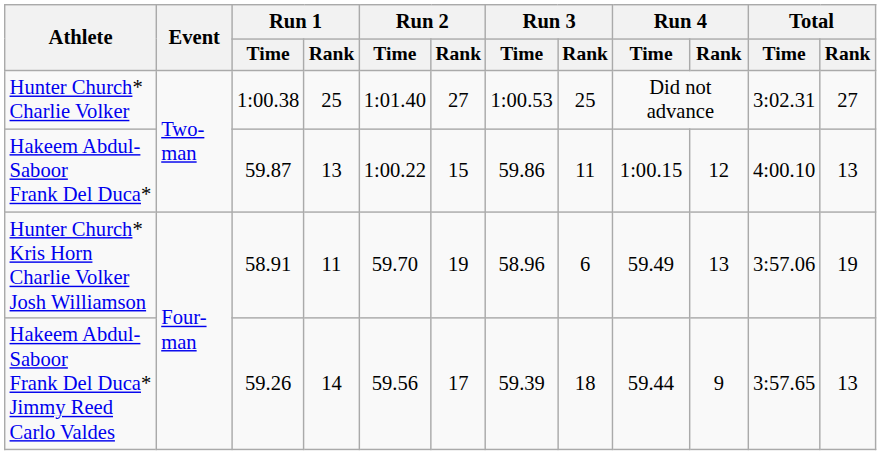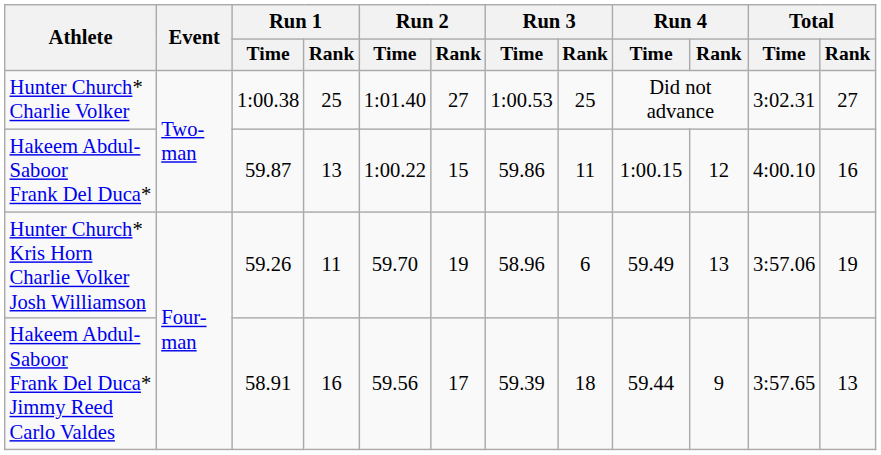(848, 170) 13 -> (848, 170) 16
(268, 265) 58.91 -> (268, 265) 59.26
(268, 384) 59.26 -> (268, 384) 58.91
(331, 384) 14 -> (331, 384) 16
